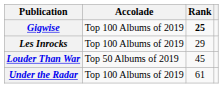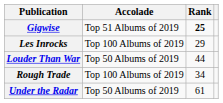(134, 28) Top 100 Albums of 2019 -> (132, 28) Top 51 Albums of 2019
(200, 59) 45 -> (200, 59) 44
+ row: (43, 75)
(134, 75) Top 100 Albums of 2019 -> (132, 91) Top 50 Albums of 2019
